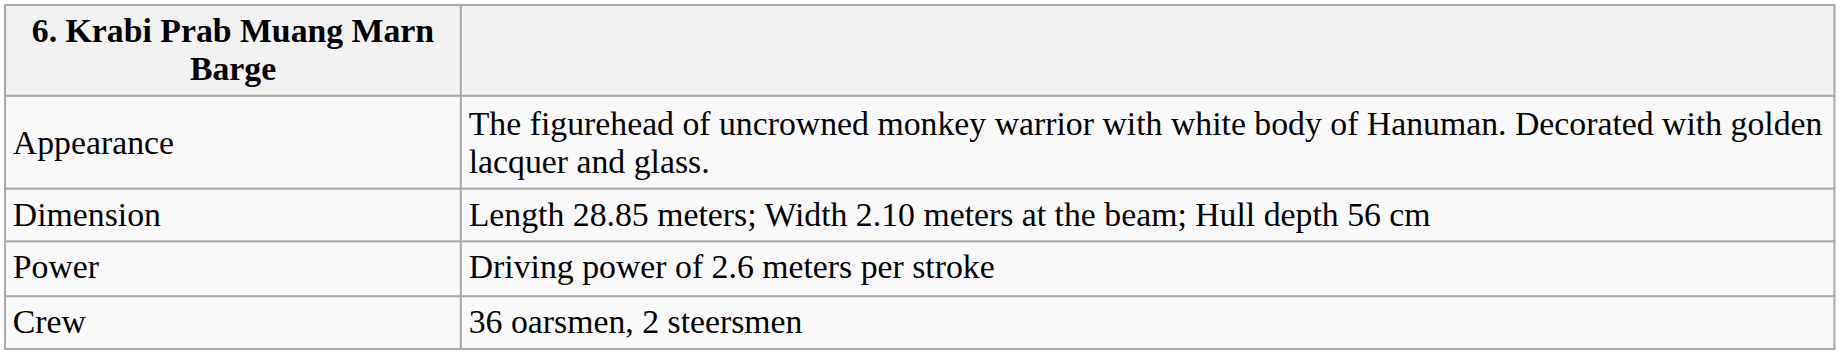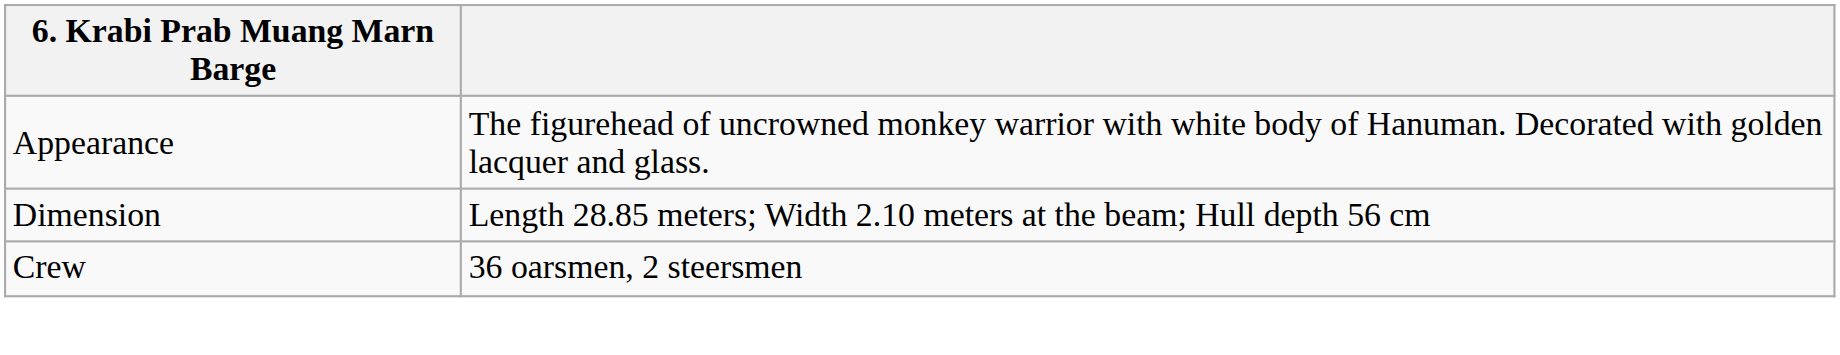- row: (56, 267)
